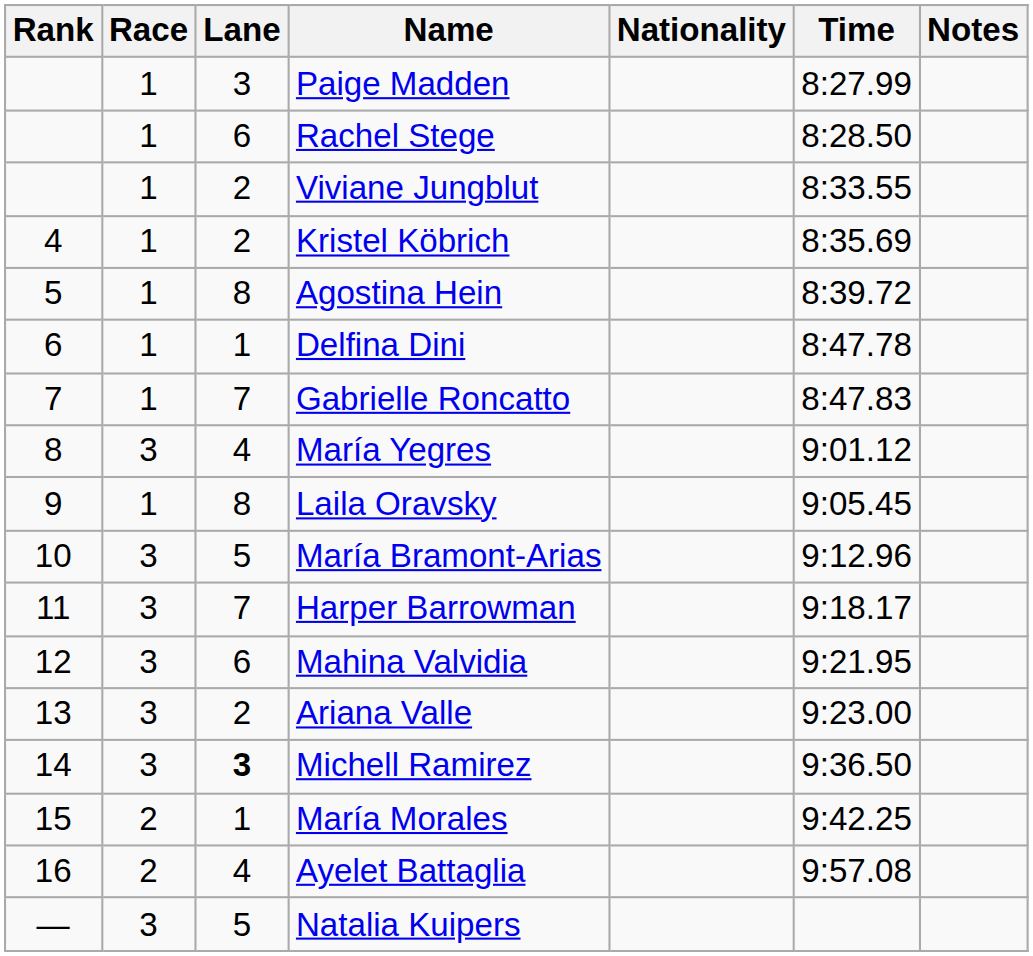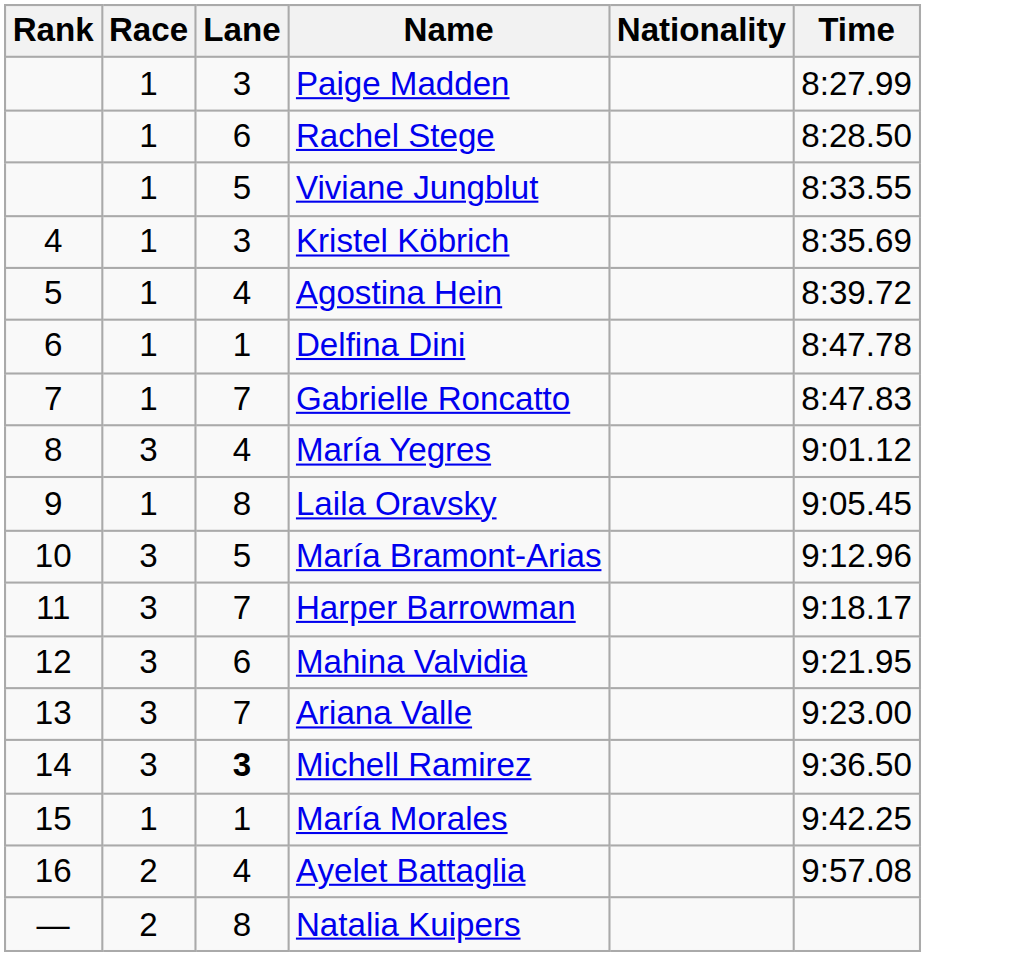- column: (973, 30)
(242, 188) 2 -> (242, 188) 5
(242, 240) 2 -> (242, 240) 3
(242, 293) 8 -> (242, 293) 4
(242, 713) 2 -> (242, 713) 7
(149, 818) 2 -> (149, 818) 1
(149, 923) 3 -> (149, 923) 2
(242, 923) 5 -> (242, 923) 8
